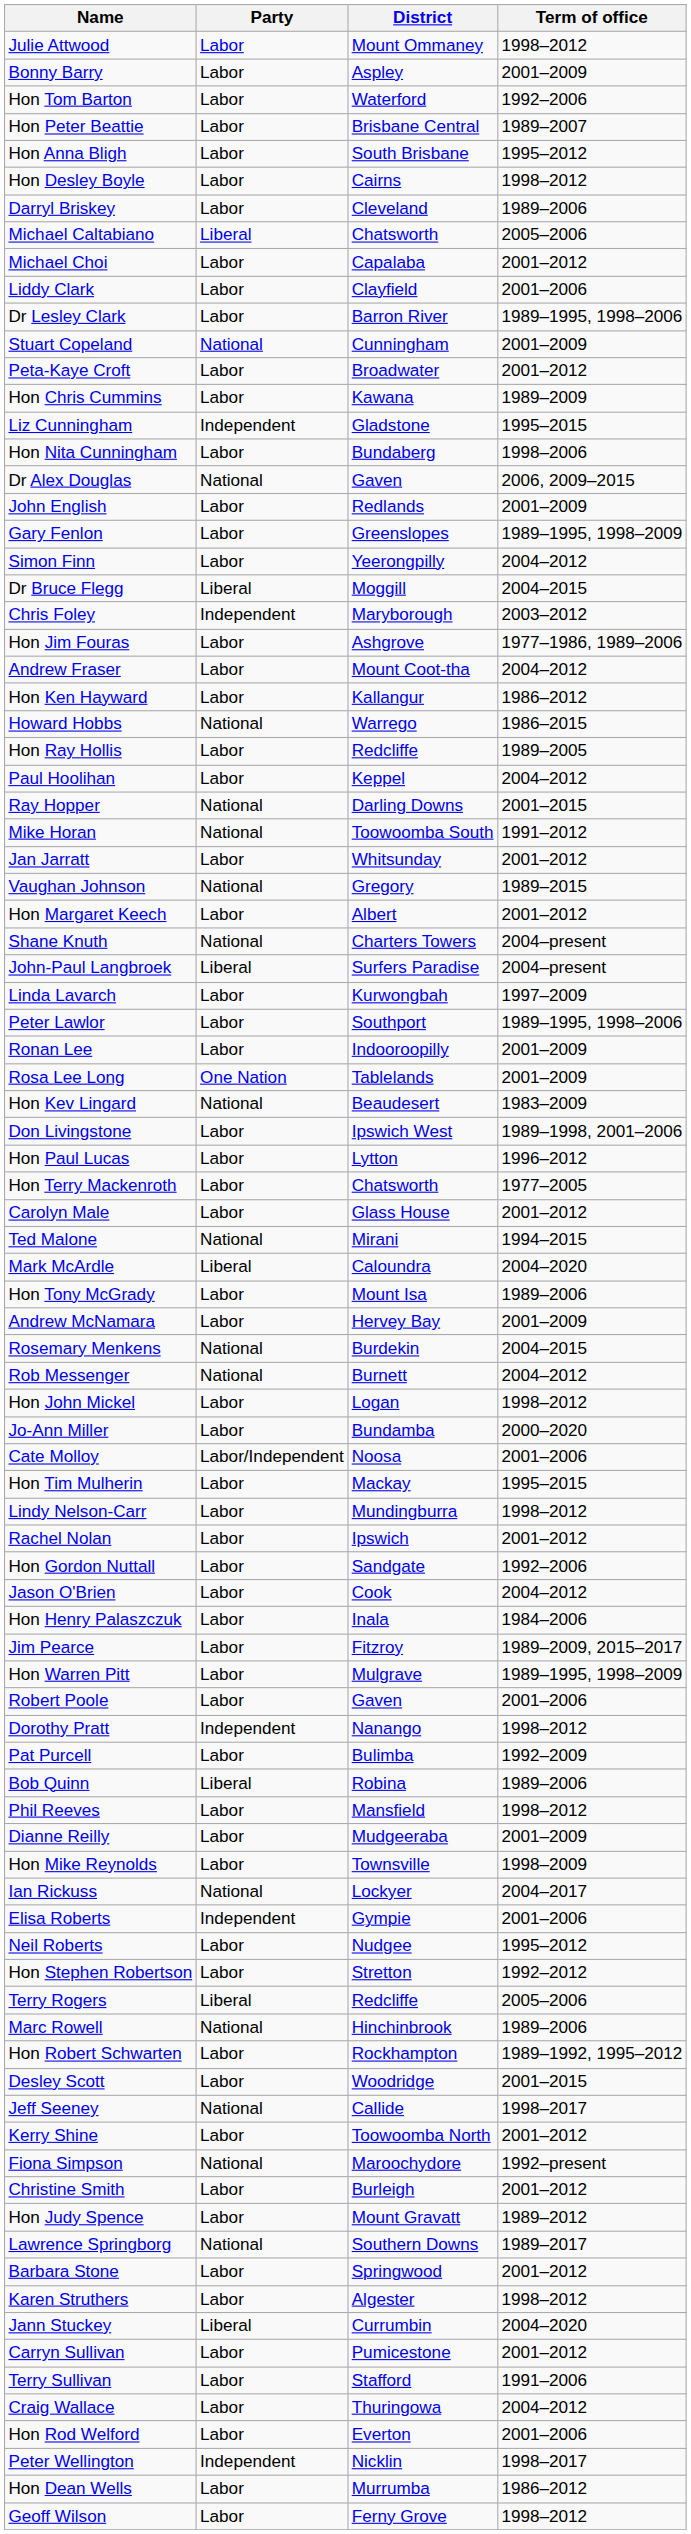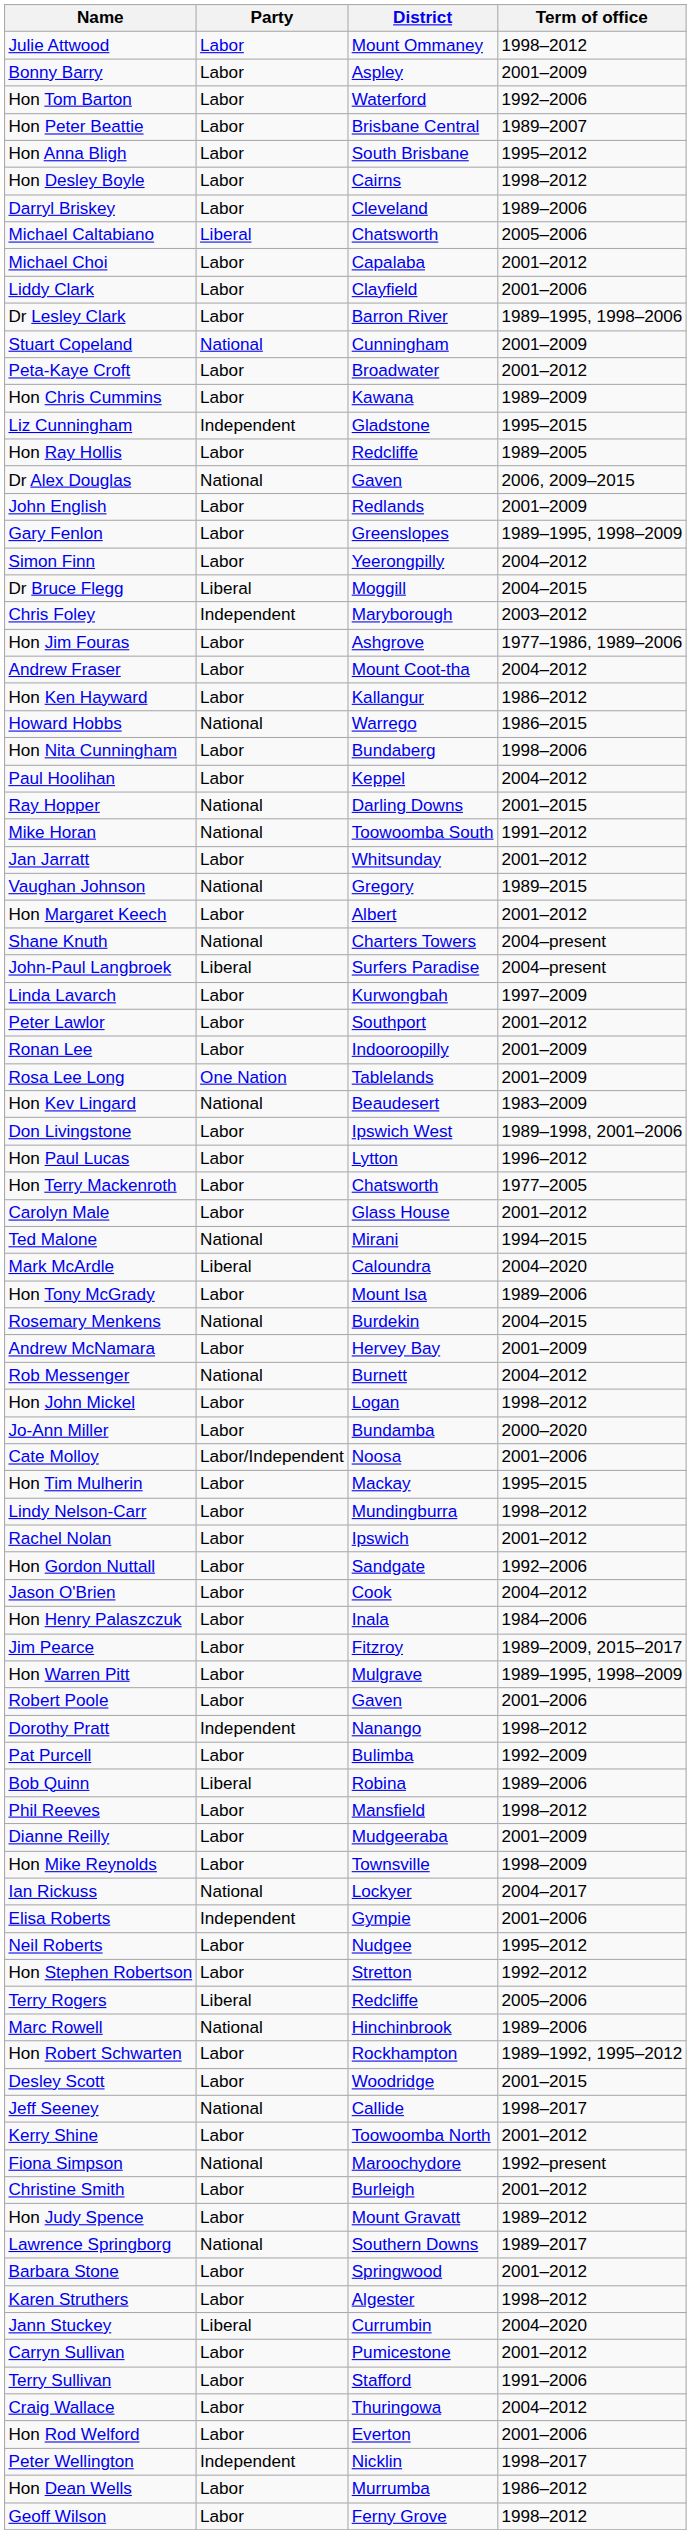rows swapped: (93, 452) <-> (65, 751)
(592, 1022) 1989–1995, 1998–2006 -> (544, 1022) 2001–2012
rows swapped: (82, 1321) <-> (85, 1348)
